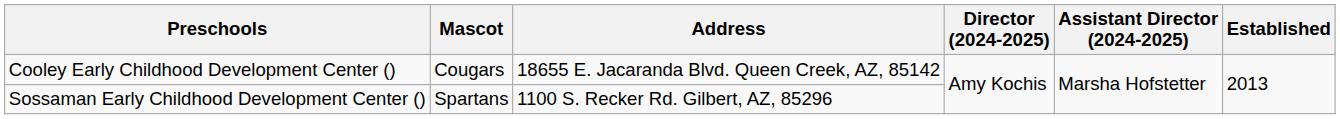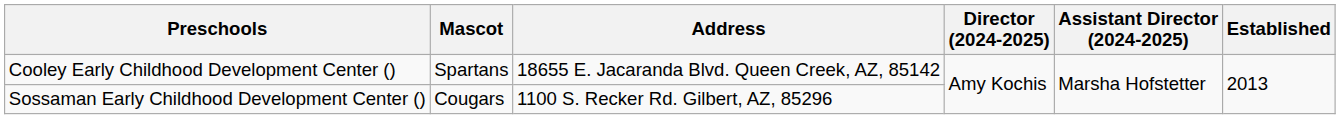(469, 69) Cougars -> (471, 69) Spartans
(471, 98) Spartans -> (469, 98) Cougars
